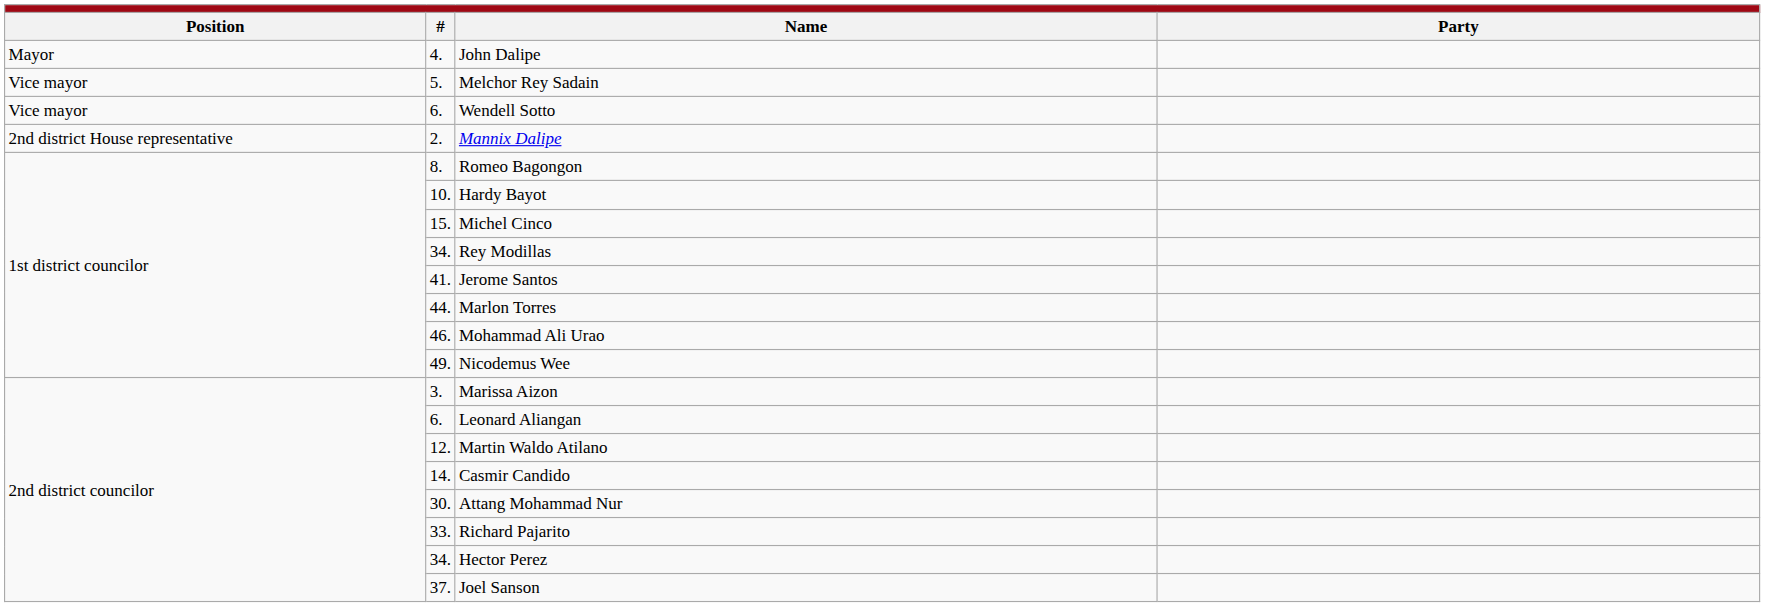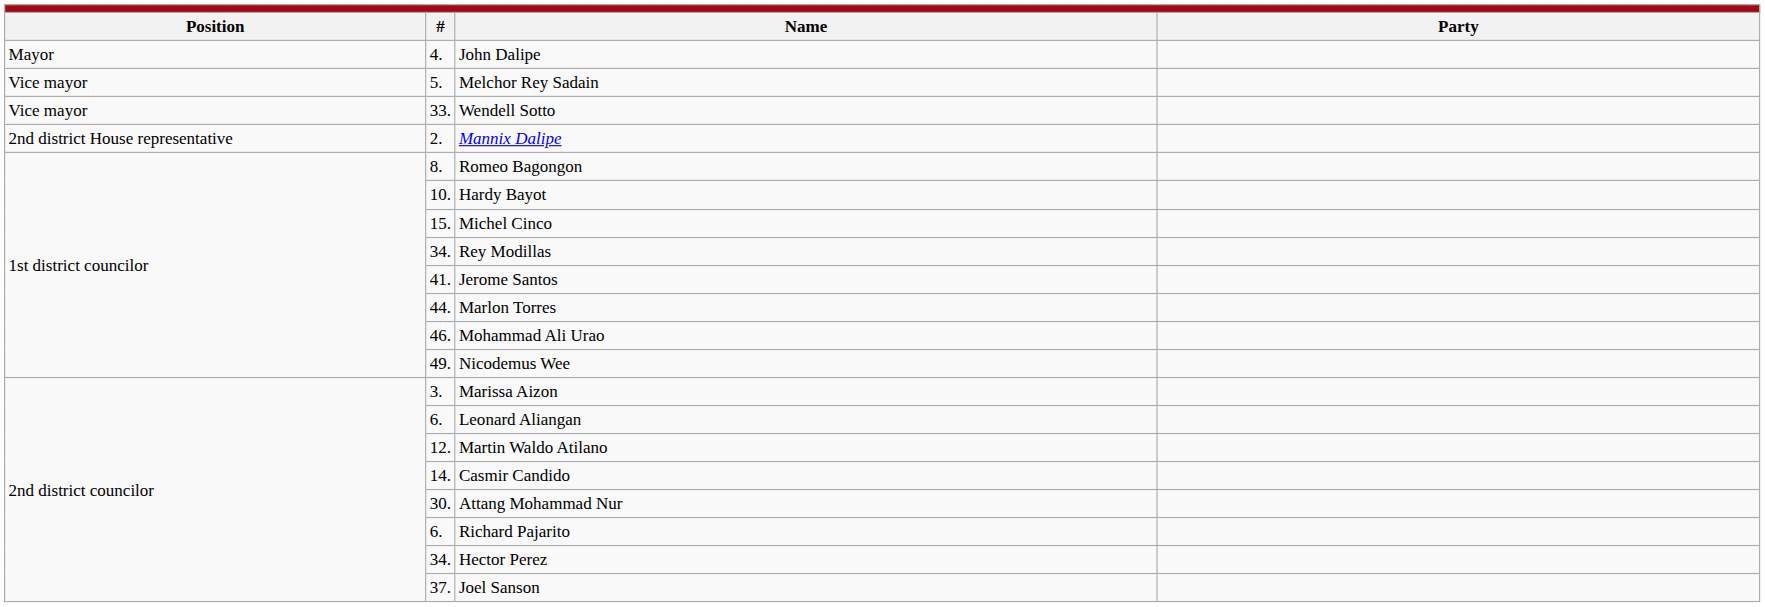(436, 110) 6. -> (440, 110) 33.
(440, 531) 33. -> (436, 531) 6.
